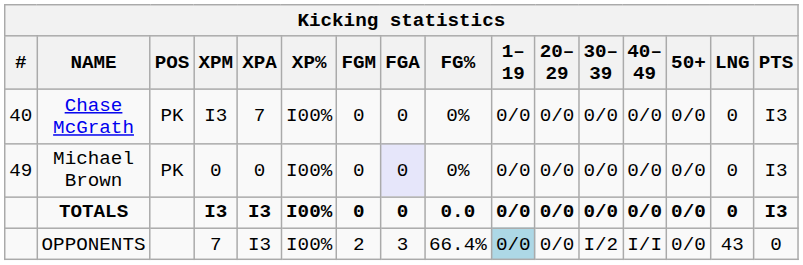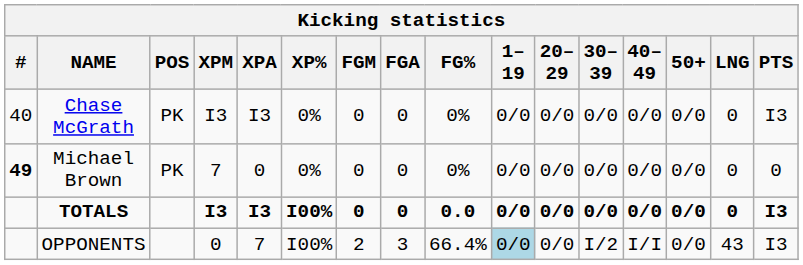(260, 116) 7 -> (260, 116) I3
(309, 116) I00% -> (309, 116) 0%
(21, 170) normal -> (21, 170) bold
(216, 170) 0 -> (216, 170) 7
(309, 170) I00% -> (309, 170) 0%
(403, 170) lavender background -> (403, 170) no background
(776, 170) I3 -> (776, 170) 0
(216, 244) 7 -> (216, 244) 0
(260, 244) I3 -> (260, 244) 7
(776, 244) 0 -> (776, 244) I3
